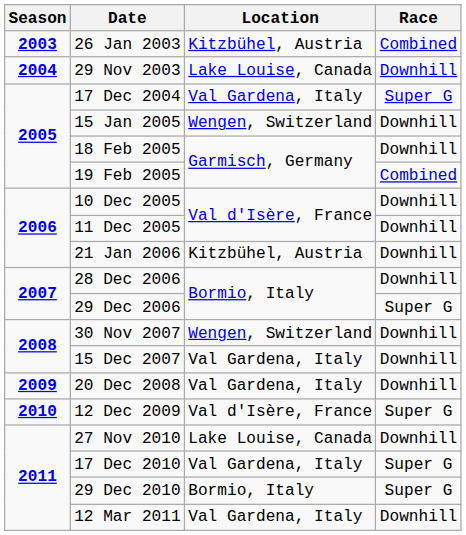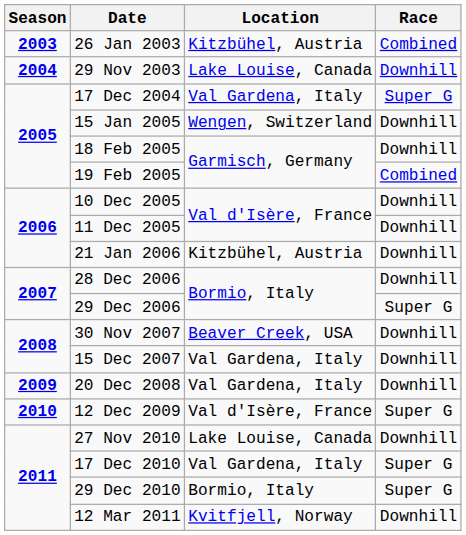(280, 333) Wengen, Switzerland -> (271, 333) Beaver Creek, USA
(275, 517) Val Gardena, Italy -> (271, 517) Kvitfjell, Norway
